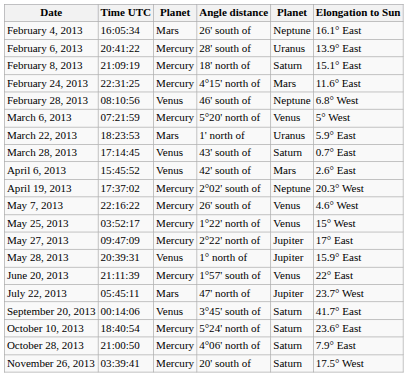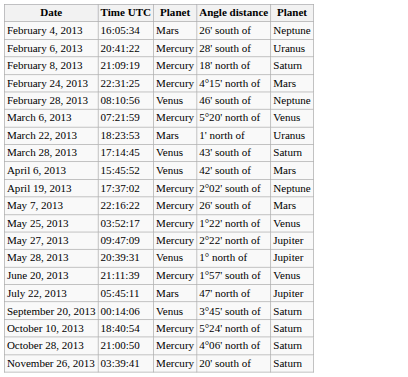- column: (358, 13)
(287, 205) Venus -> (285, 205) Mars
